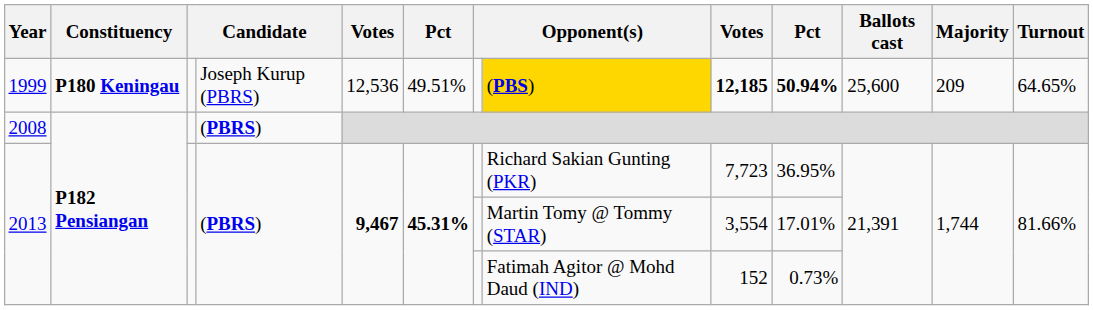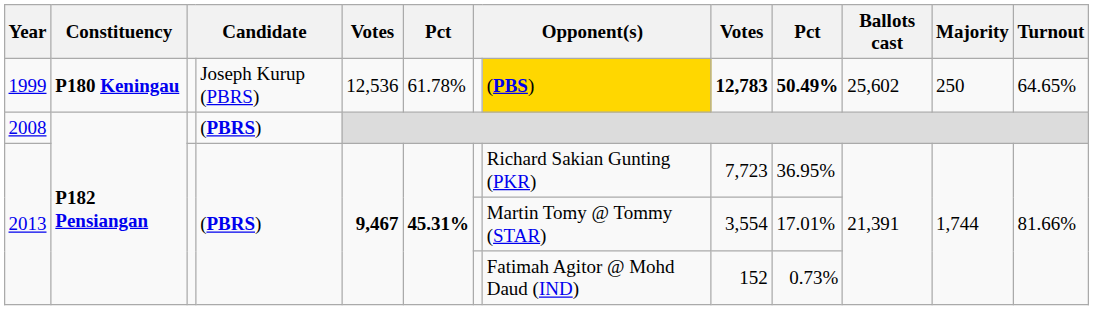(437, 85) 49.51% -> (437, 85) 61.78%
(742, 85) 12,185 -> (742, 85) 12,783
(807, 85) 50.94% -> (807, 85) 50.49%
(873, 85) 25,600 -> (873, 85) 25,602
(950, 85) 209 -> (950, 85) 250
